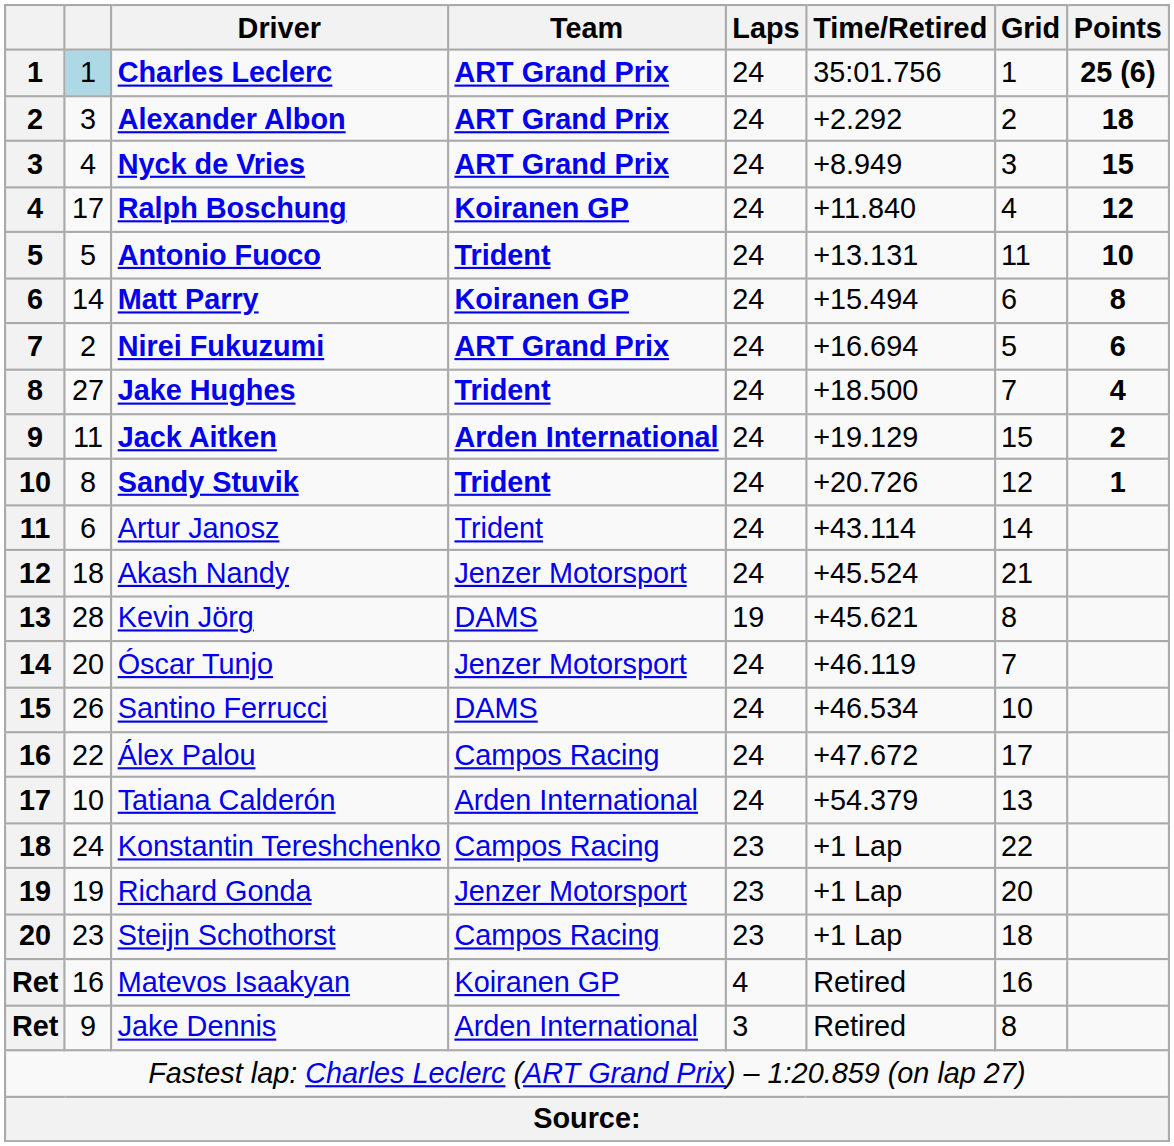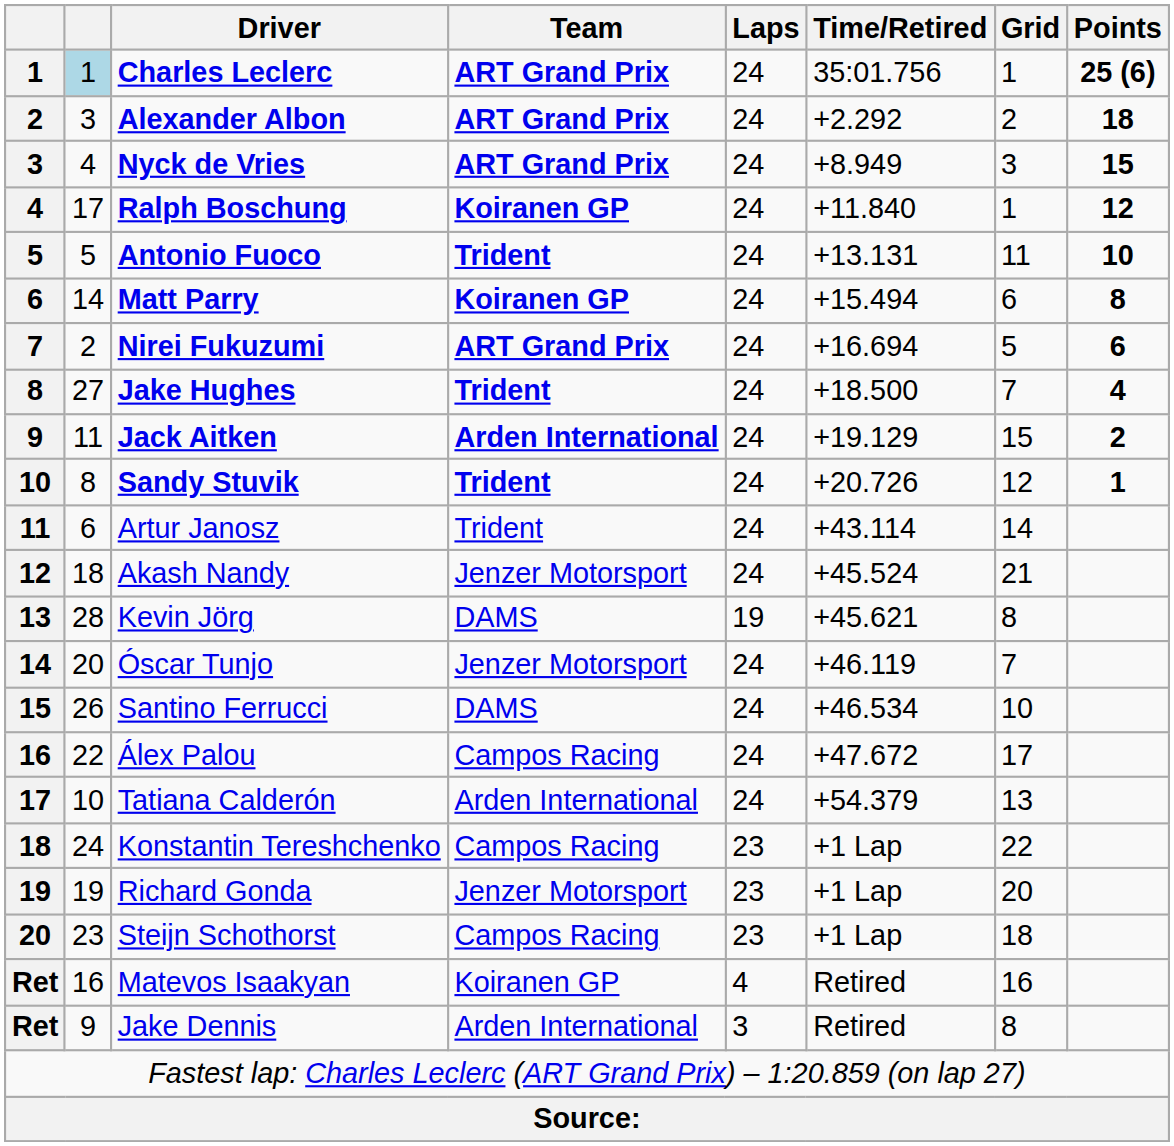(1009, 209) 4 -> (1009, 209) 1
